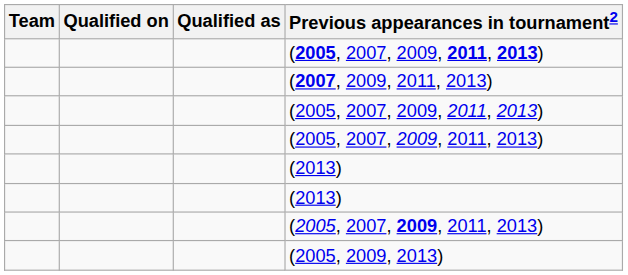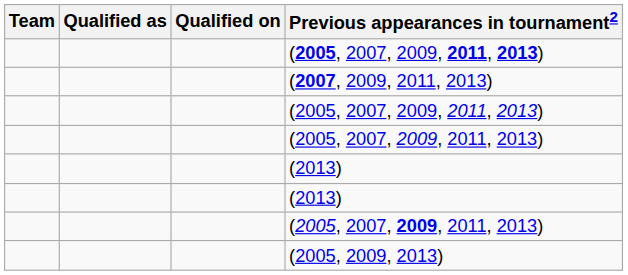columns swapped: (229, 21) <-> (116, 21)
